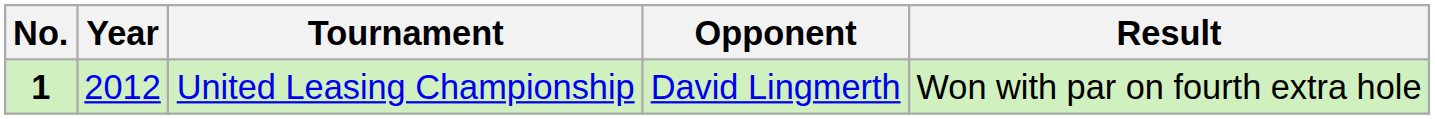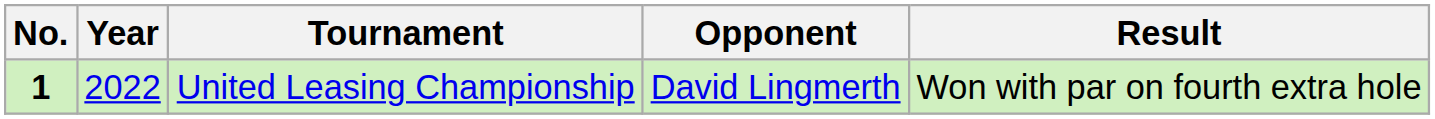(123, 87) 2012 -> (123, 87) 2022
